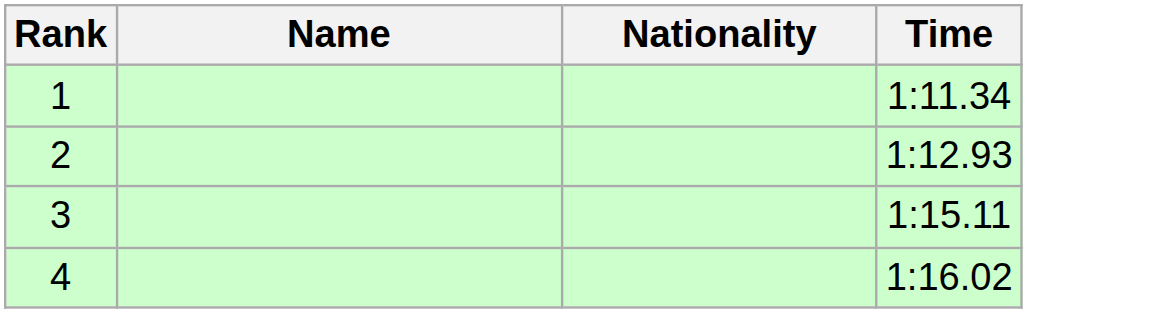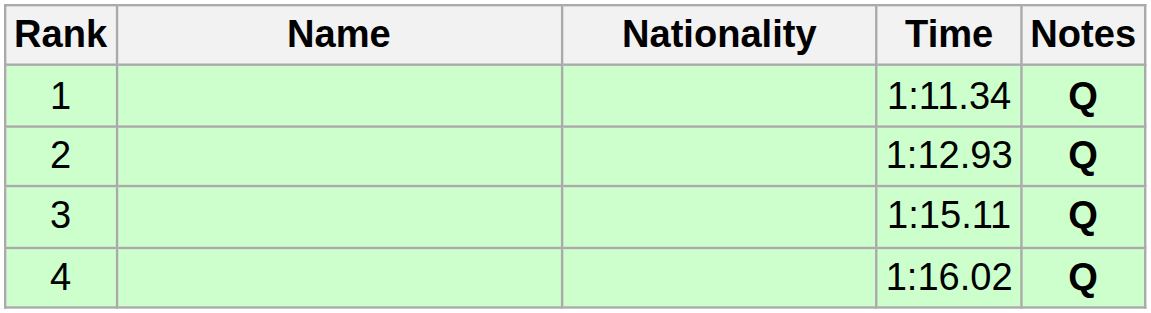+ column: (1083, 34)
